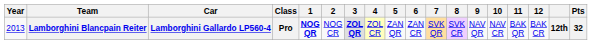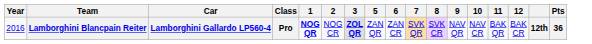- column: (375, 10)
(15, 28) 2013 -> (15, 28) 2016
(578, 28) 32 -> (558, 28) 36
